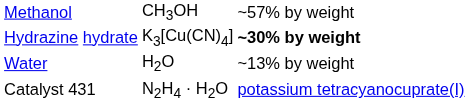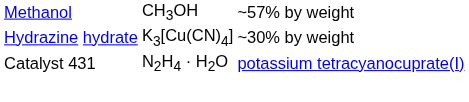(299, 37) bold -> (296, 37) normal
- row: (26, 63)
